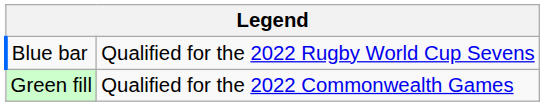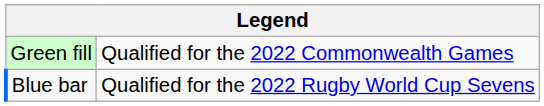rows swapped: (51, 85) <-> (50, 52)
